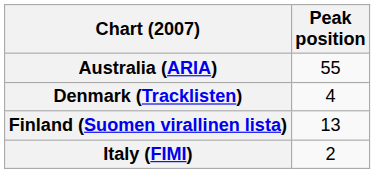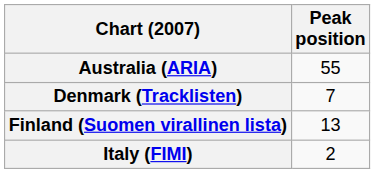(330, 96) 4 -> (330, 96) 7
